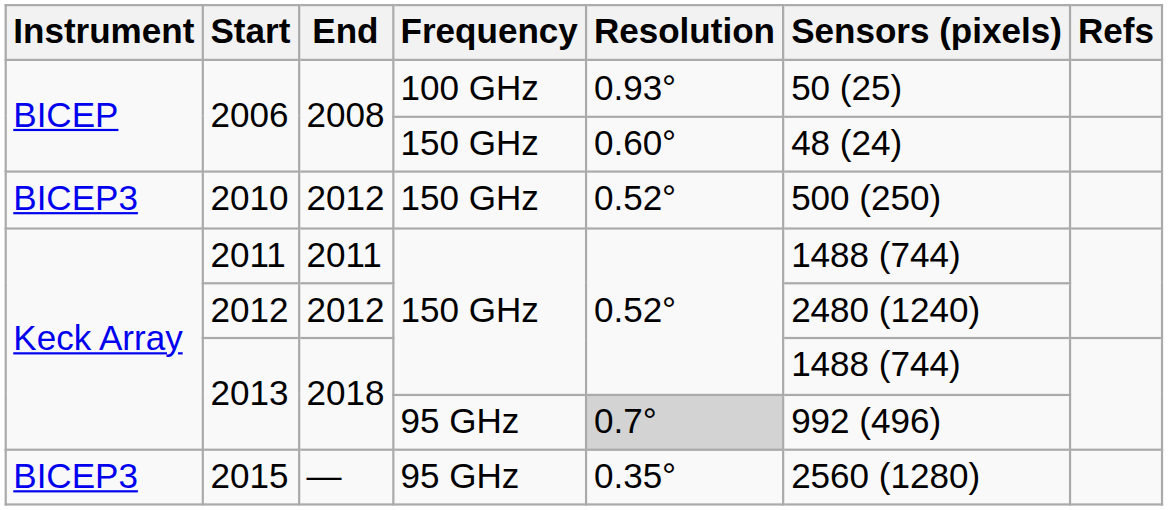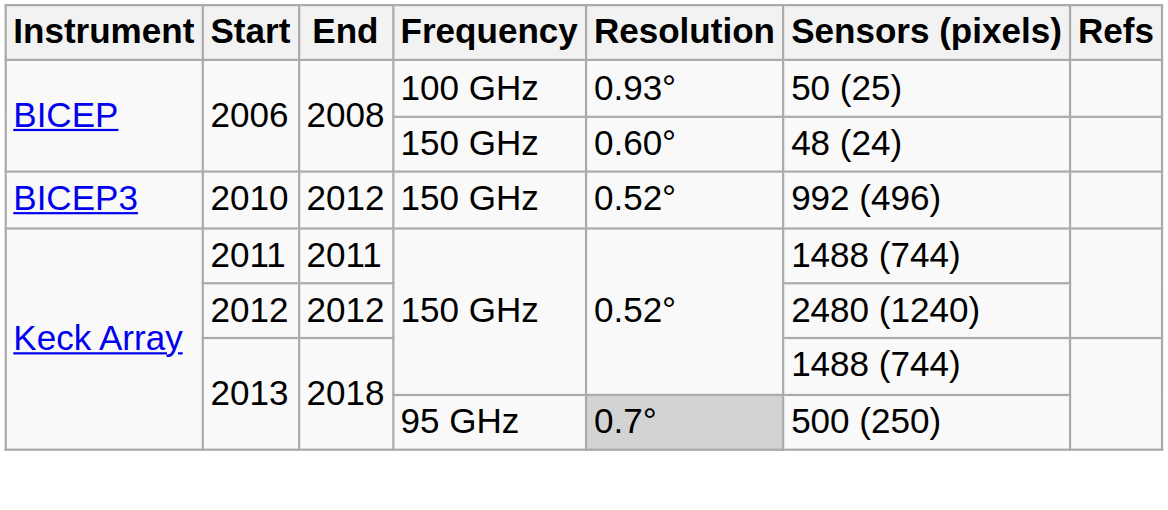(866, 199) 500 (250) -> (866, 199) 992 (496)
(866, 421) 992 (496) -> (866, 421) 500 (250)
- row: (249, 476)
